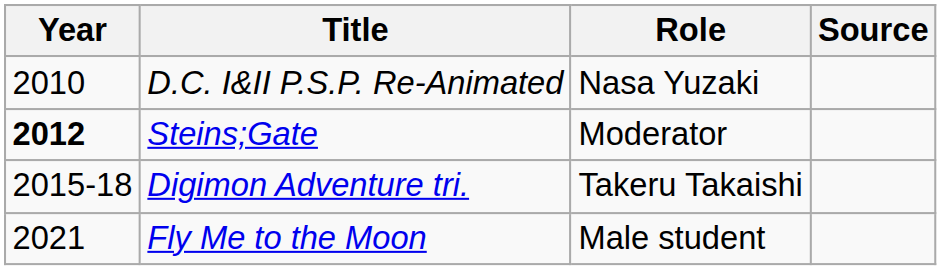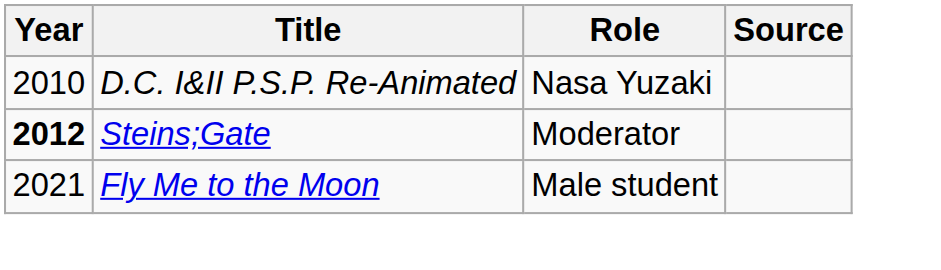- row: (308, 185)
